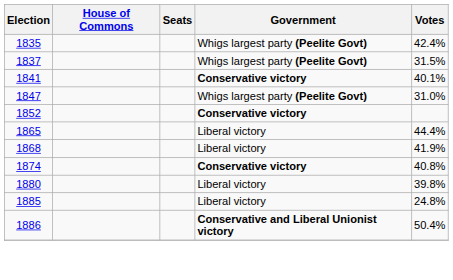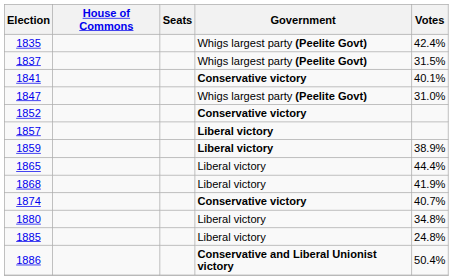+ row: (29, 131)
+ row: (29, 149)
(430, 166) 40.8% -> (430, 201) 40.7%
(430, 184) 39.8% -> (430, 219) 34.8%
